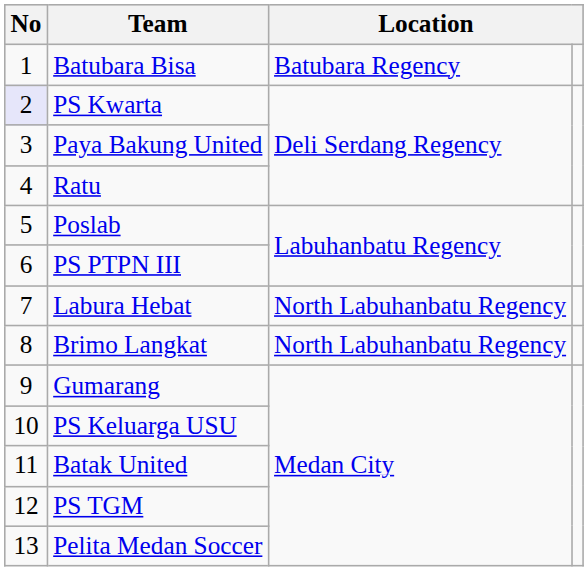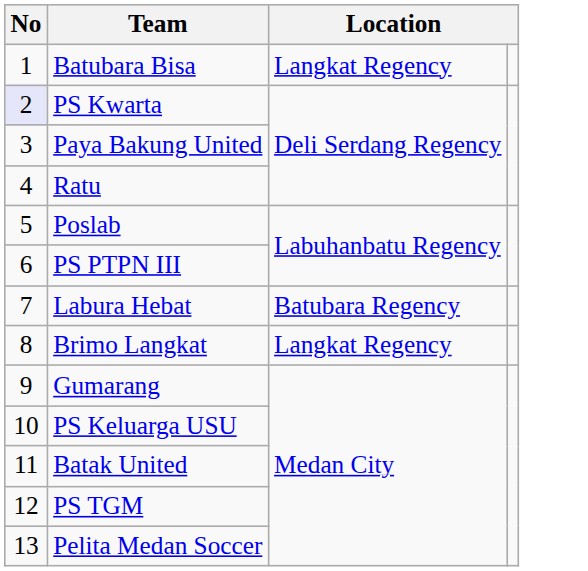(367, 64) Batubara Regency -> (363, 64) Langkat Regency
(420, 305) North Labuhanbatu Regency -> (367, 305) Batubara Regency
(420, 345) North Labuhanbatu Regency -> (363, 345) Langkat Regency
